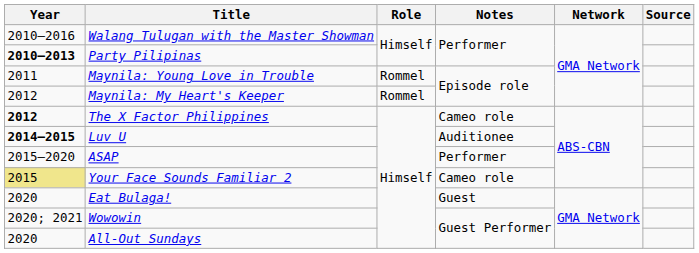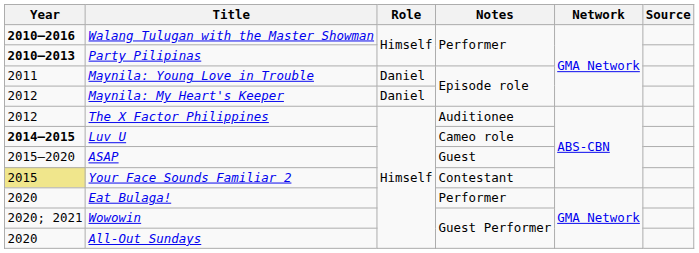(41, 35) normal -> (41, 35) bold
(403, 76) Rommel -> (403, 76) Daniel
(403, 96) Rommel -> (403, 96) Daniel
(22, 116) bold -> (22, 116) normal
(476, 116) Cameo role -> (476, 116) Auditionee
(476, 137) Auditionee -> (476, 137) Cameo role
(472, 157) Performer -> (457, 157) Guest
(476, 177) Cameo role -> (476, 177) Contestant
(457, 198) Guest -> (472, 198) Performer
